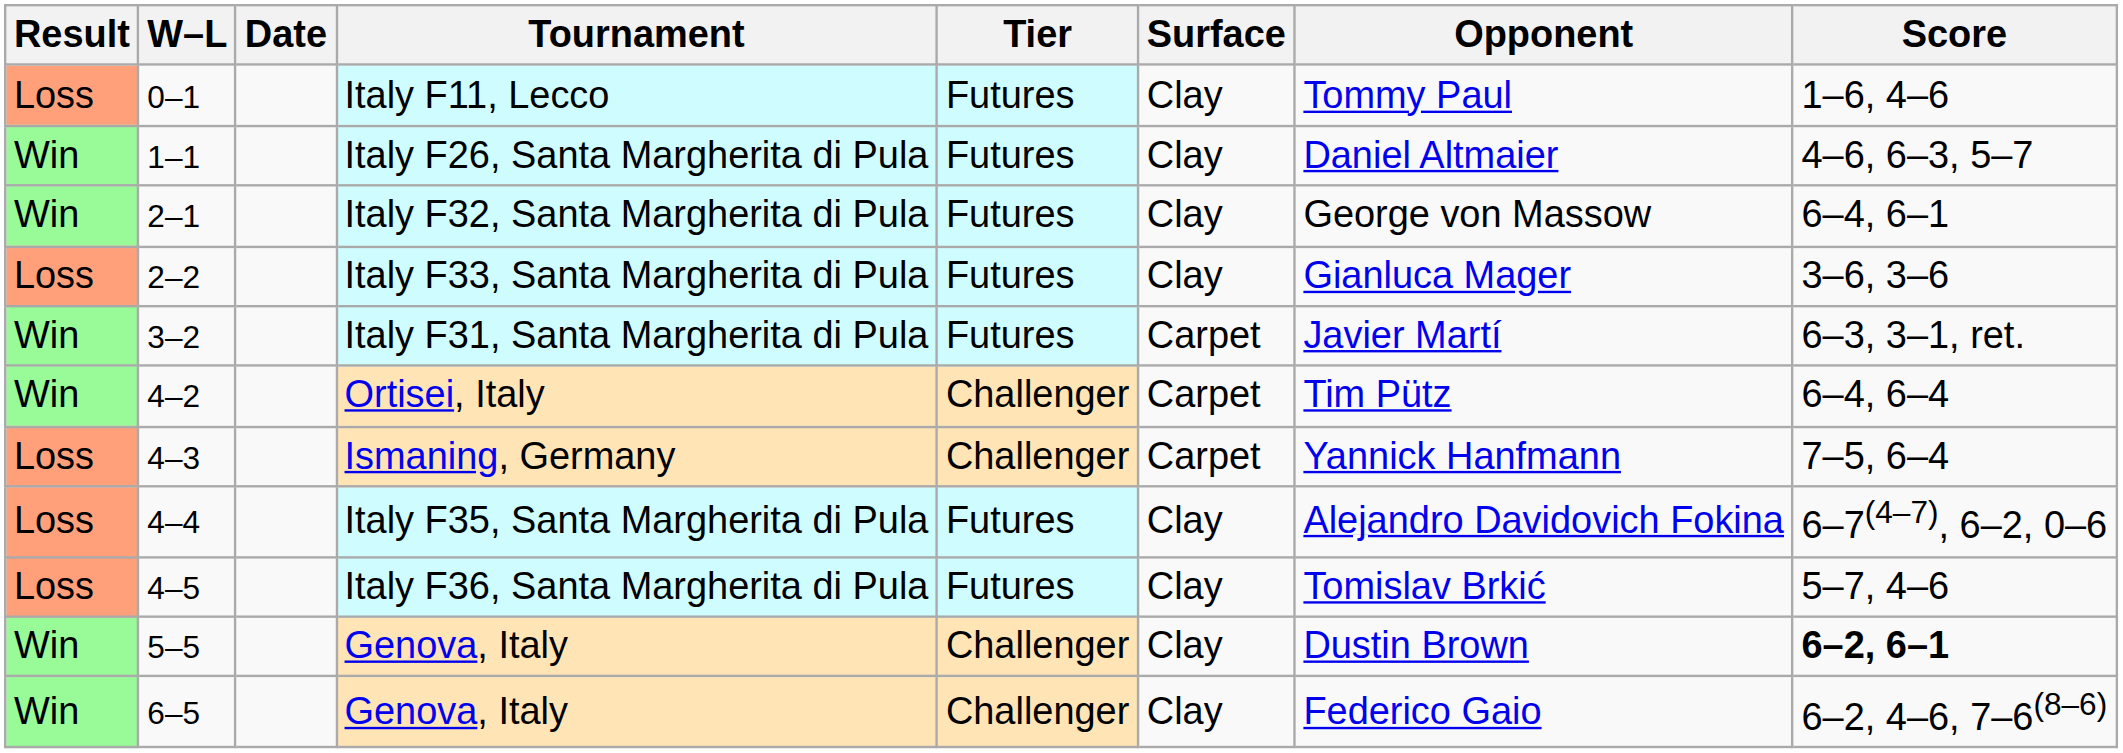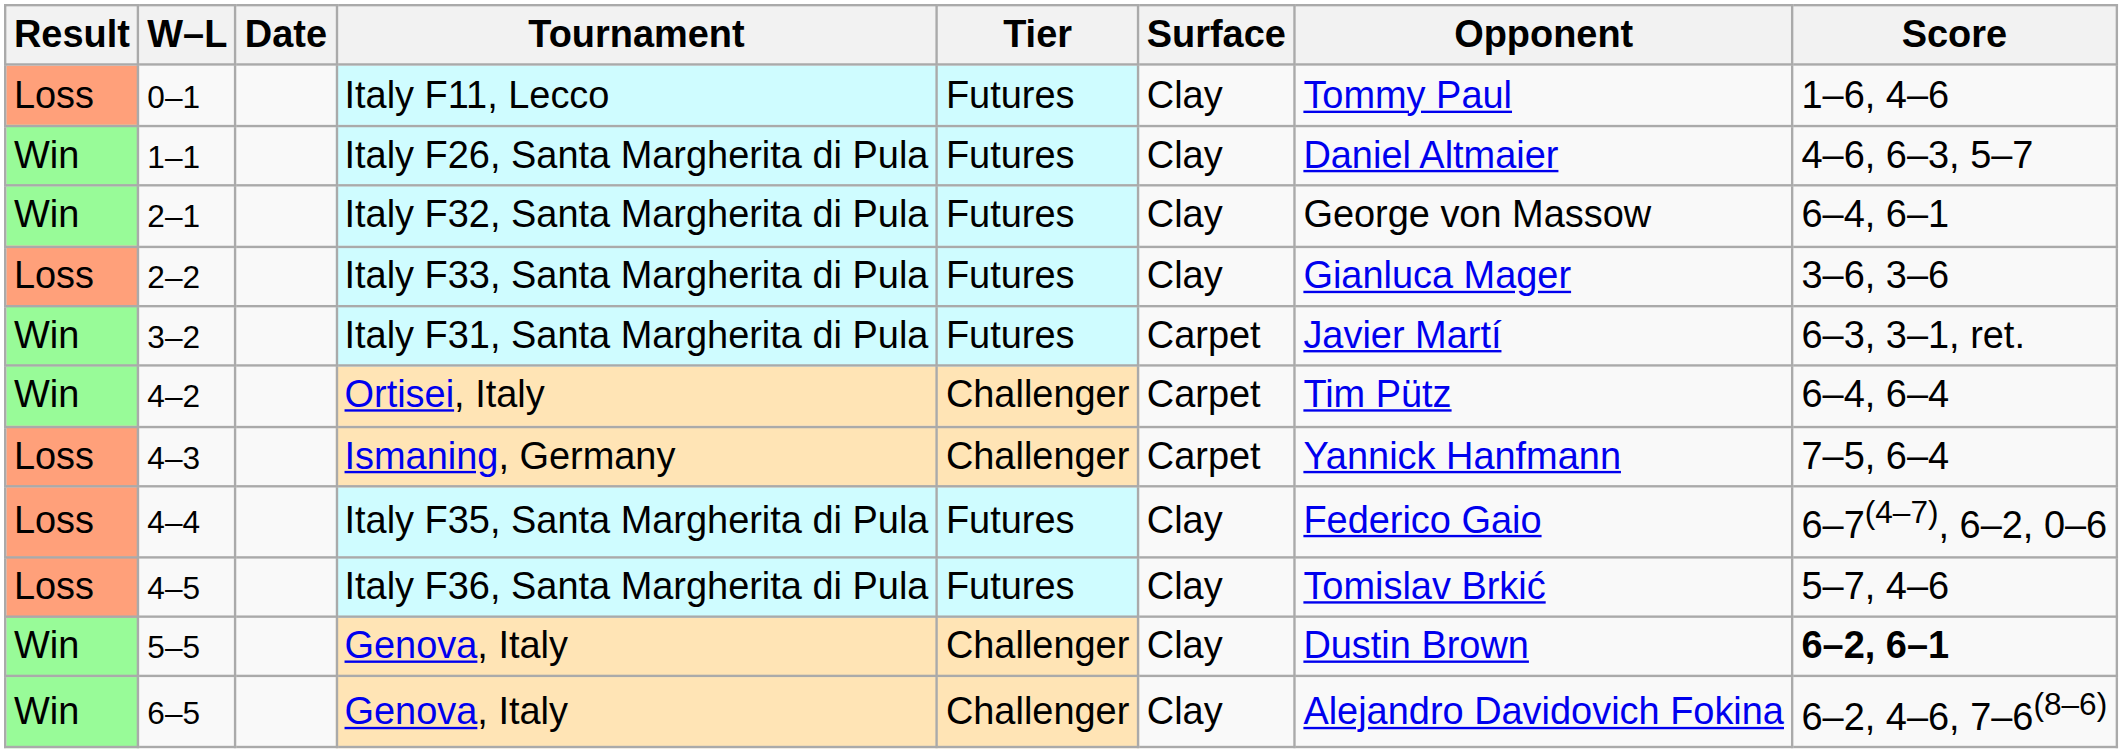(1544, 520) Alejandro Davidovich Fokina -> (1422, 520) Federico Gaio
(1422, 711) Federico Gaio -> (1544, 711) Alejandro Davidovich Fokina
